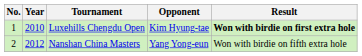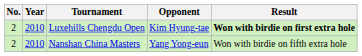(14, 28) 1 -> (14, 28) 2
(35, 44) 2012 -> (35, 44) 2010
